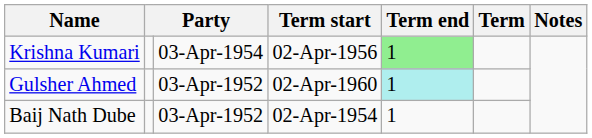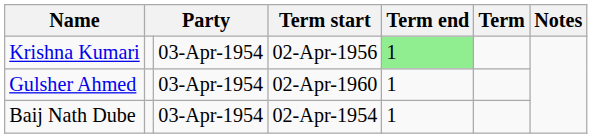(211, 84) 03-Apr-1952 -> (211, 84) 03-Apr-1954
(392, 84) paleturquoise background -> (392, 84) no background
(211, 116) 03-Apr-1952 -> (211, 116) 03-Apr-1954
